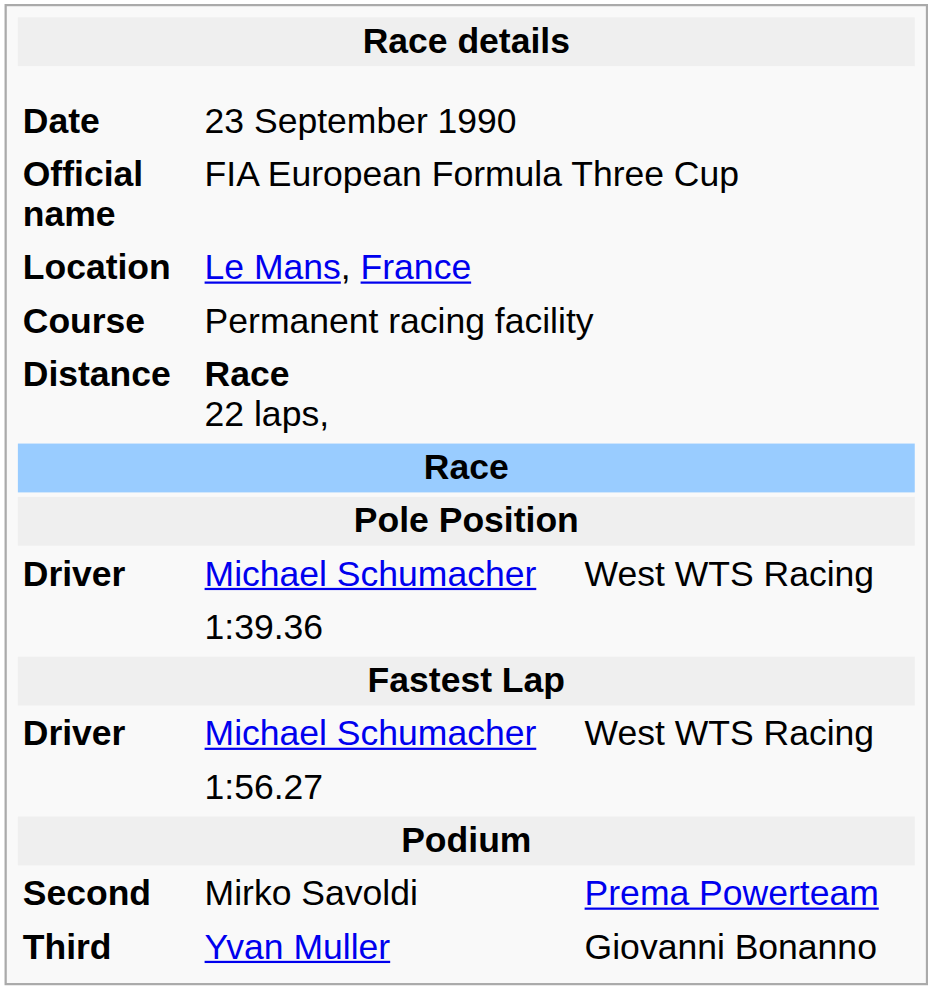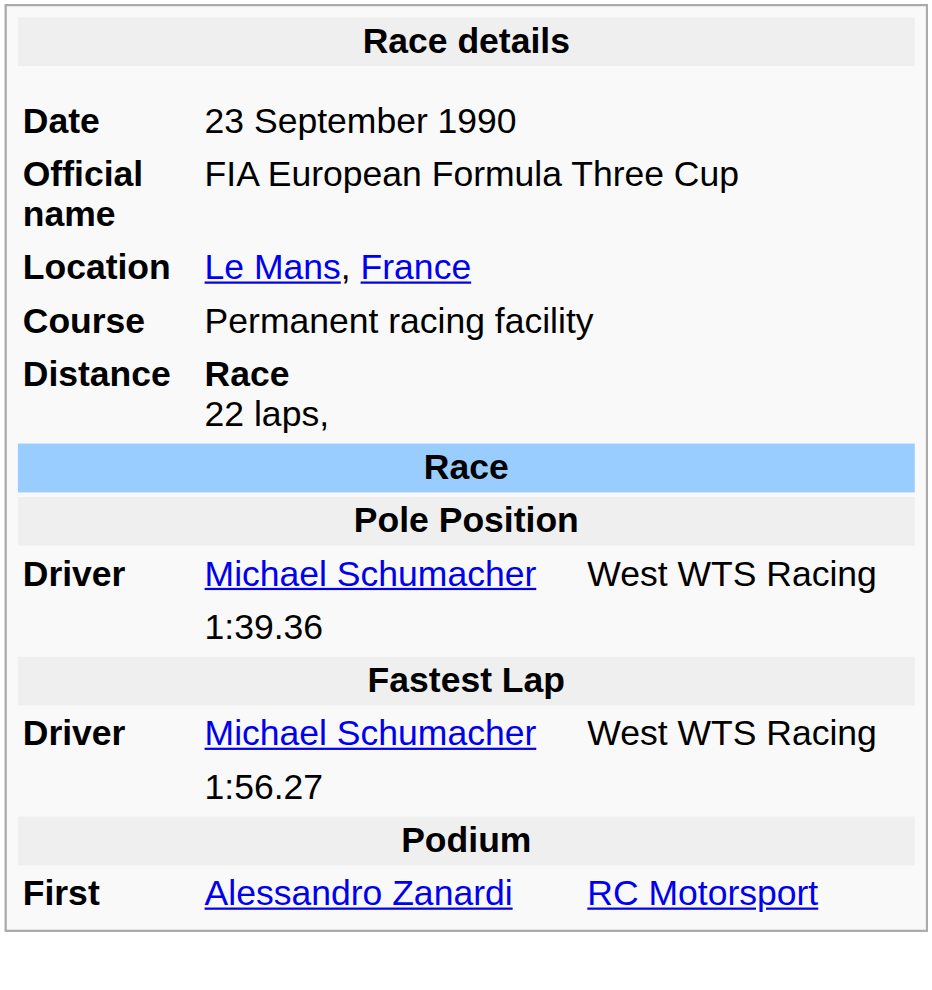+ row: (61, 894)
- row: (87, 894)
- row: (67, 947)
